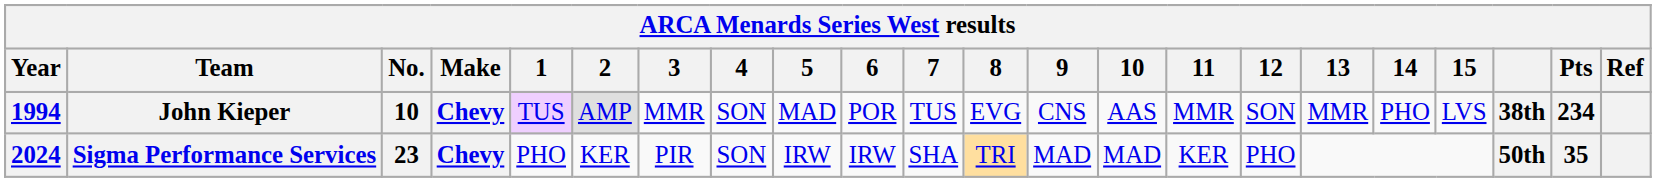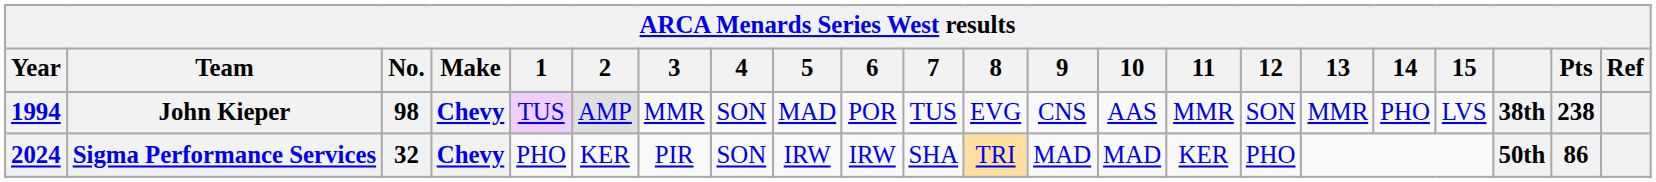(406, 112) 10 -> (406, 112) 98
(1576, 112) 234 -> (1576, 112) 238
(406, 155) 23 -> (406, 155) 32
(1576, 155) 35 -> (1576, 155) 86
